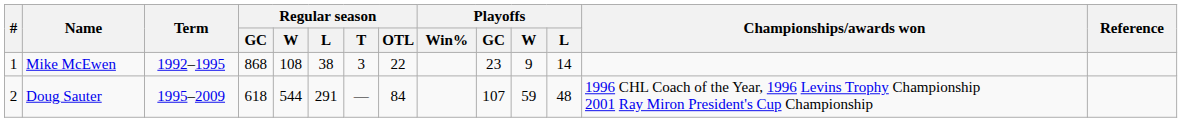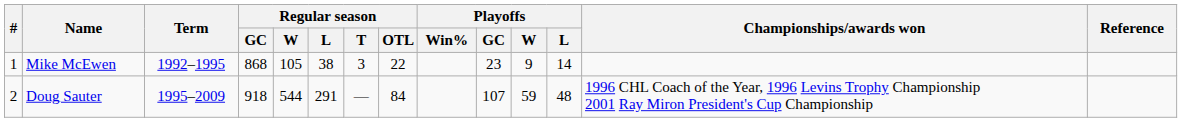(291, 64) 108 -> (291, 64) 105
(256, 96) 618 -> (256, 96) 918
